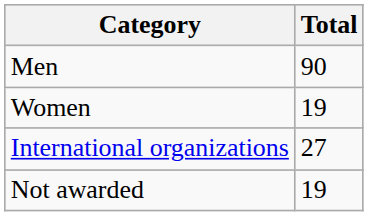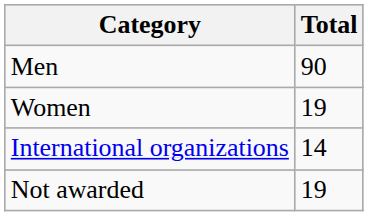(314, 148) 27 -> (314, 148) 14
